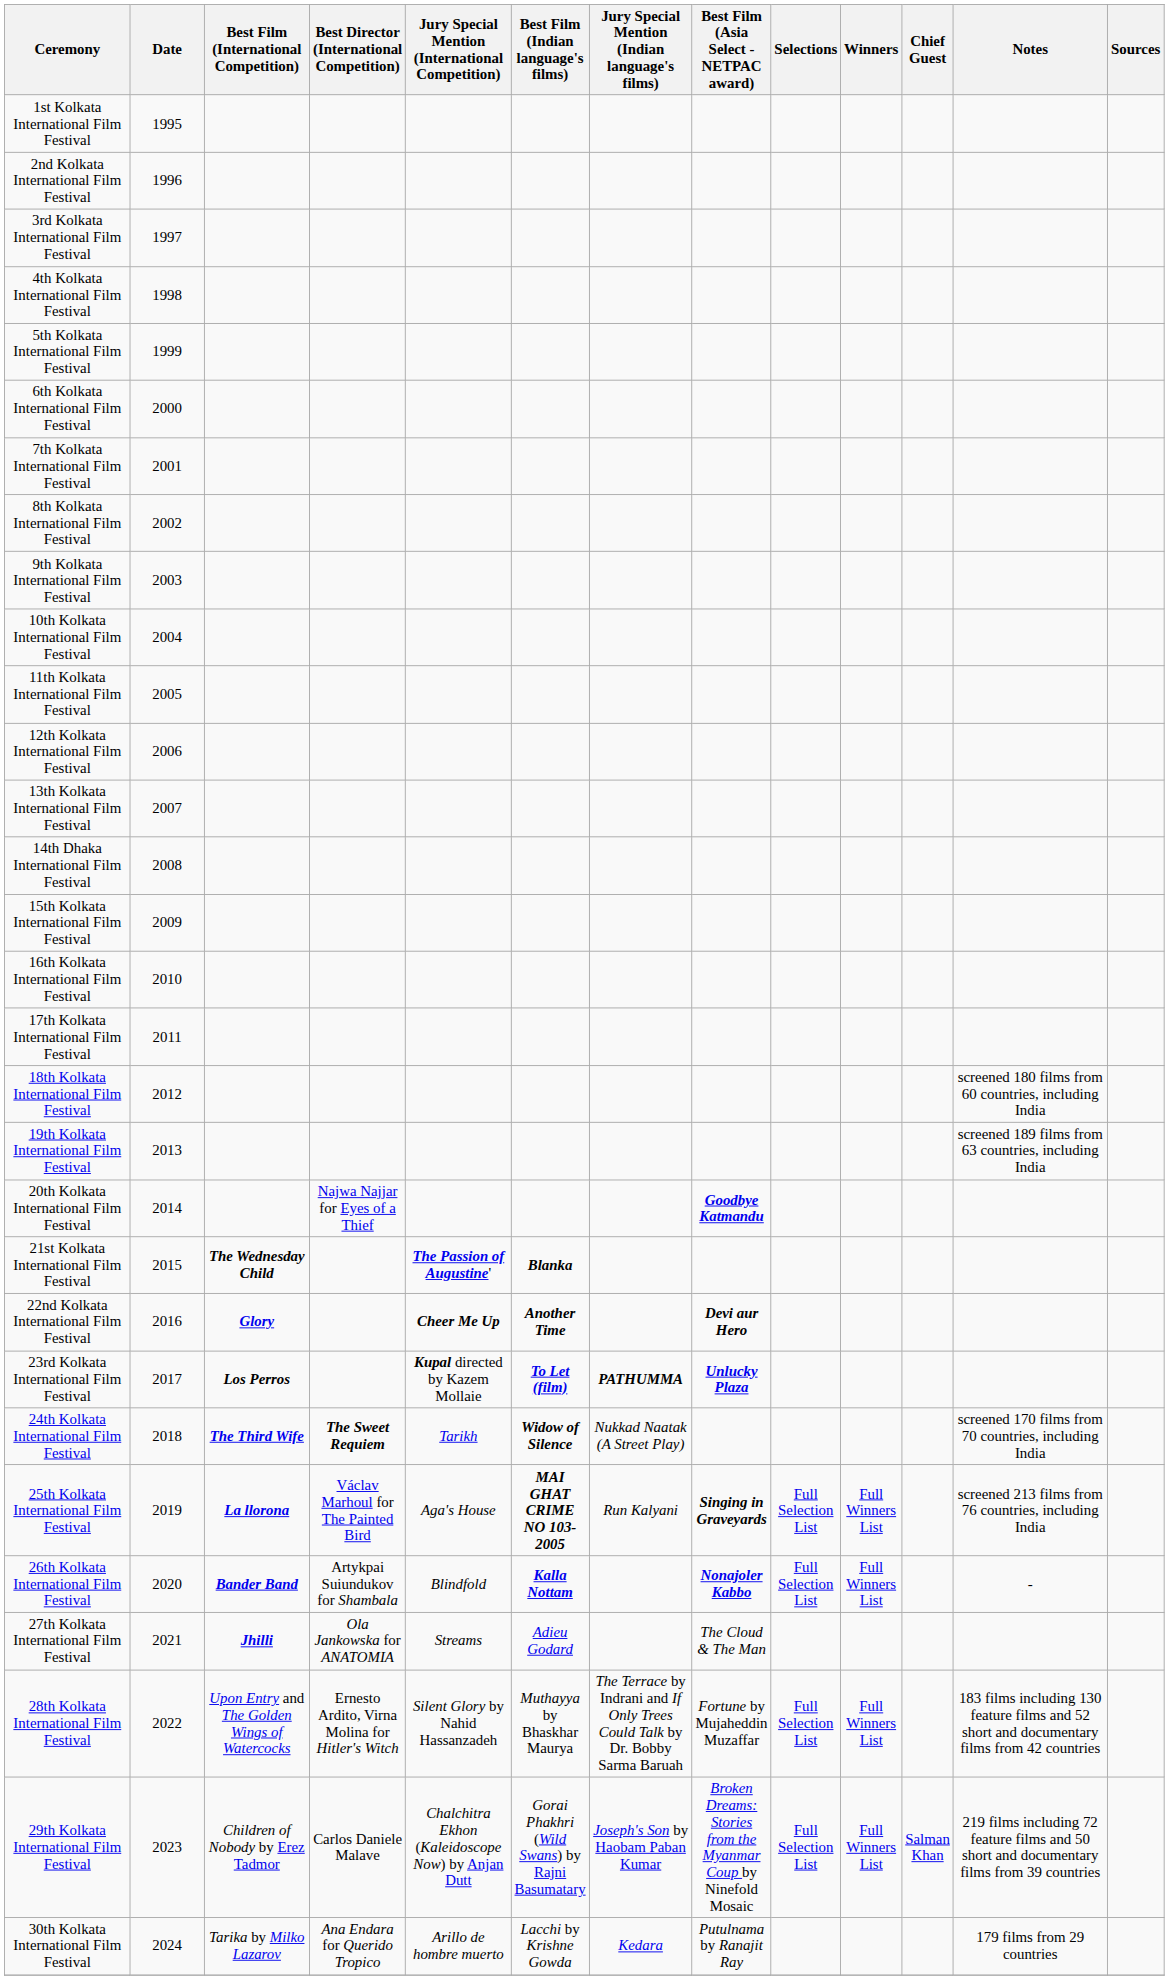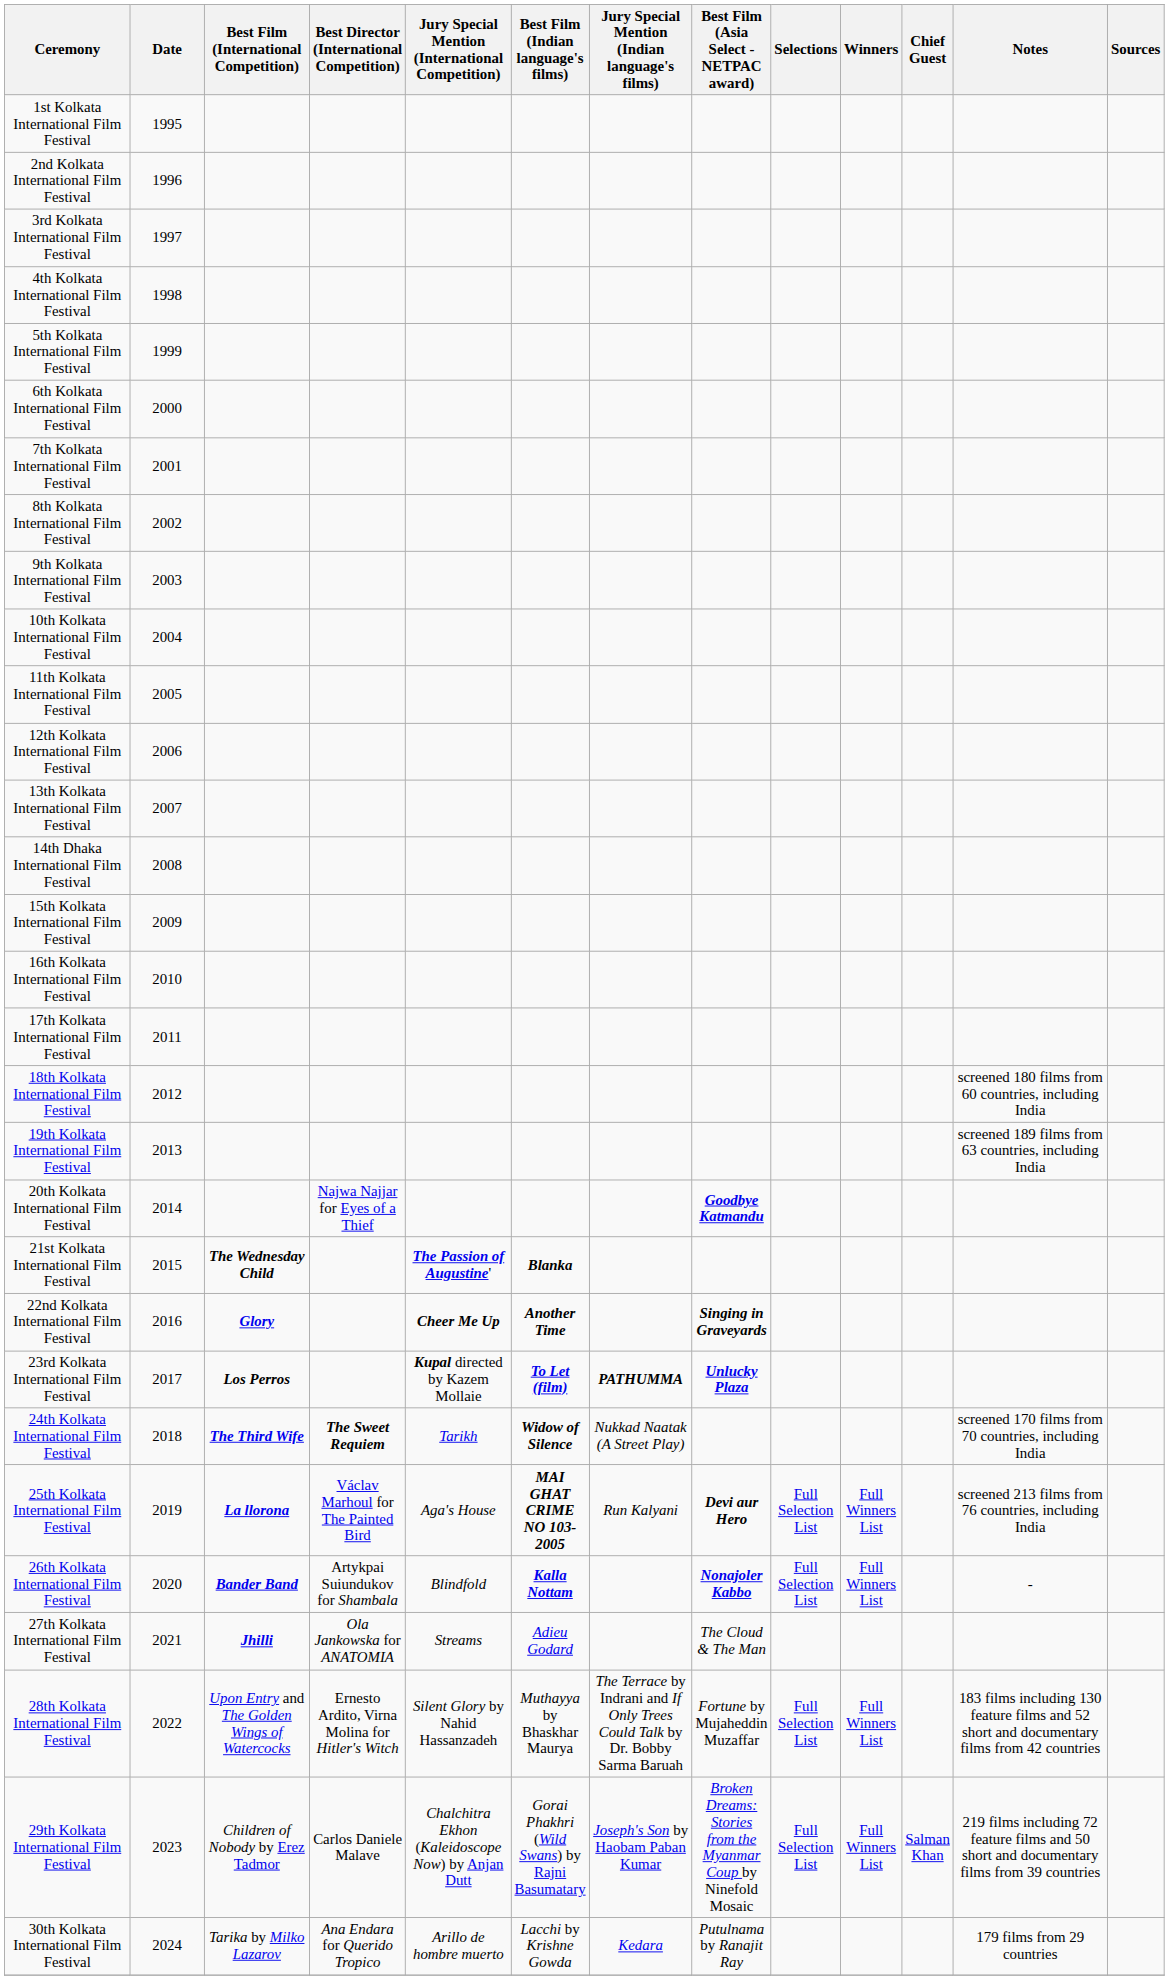(732, 1322) Devi aur Hero -> (732, 1322) Singing in Graveyards
(732, 1510) Singing in Graveyards -> (732, 1510) Devi aur Hero
